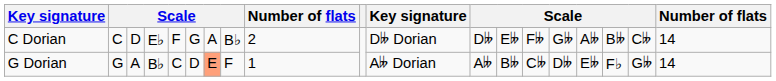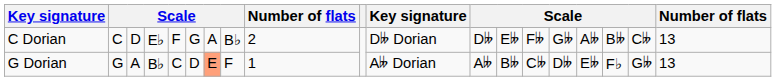(667, 39) 14 -> (667, 39) 13
(667, 64) 14 -> (667, 64) 13
